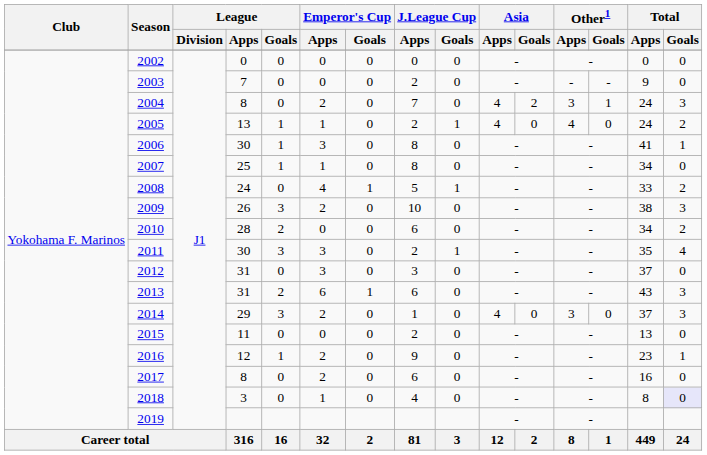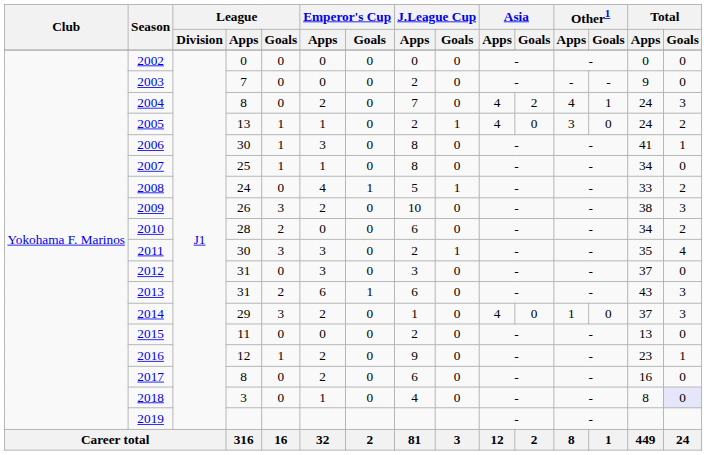(571, 102) 3 -> (571, 102) 4
(571, 123) 4 -> (571, 123) 3
(571, 313) 3 -> (571, 313) 1
